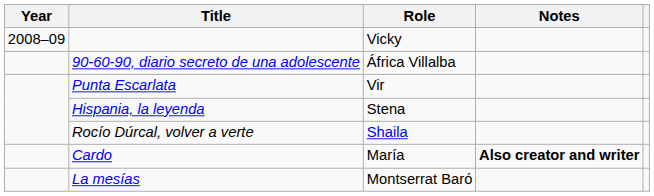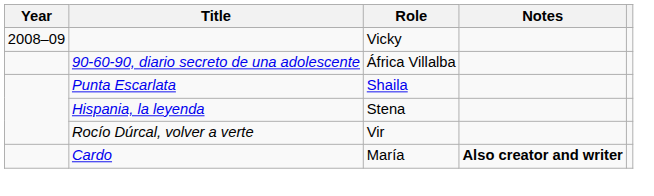(376, 86) Vir -> (387, 86) Shaila
(387, 132) Shaila -> (376, 132) Vir
- row: (106, 179)
